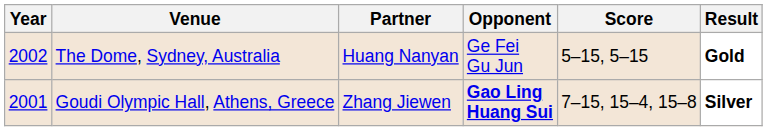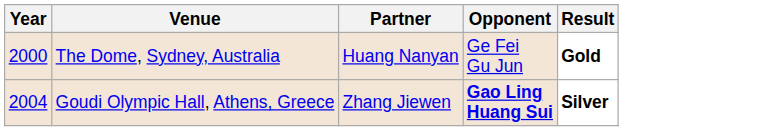- column: (629, 19)
(28, 56) 2002 -> (28, 56) 2000
(28, 103) 2001 -> (28, 103) 2004
